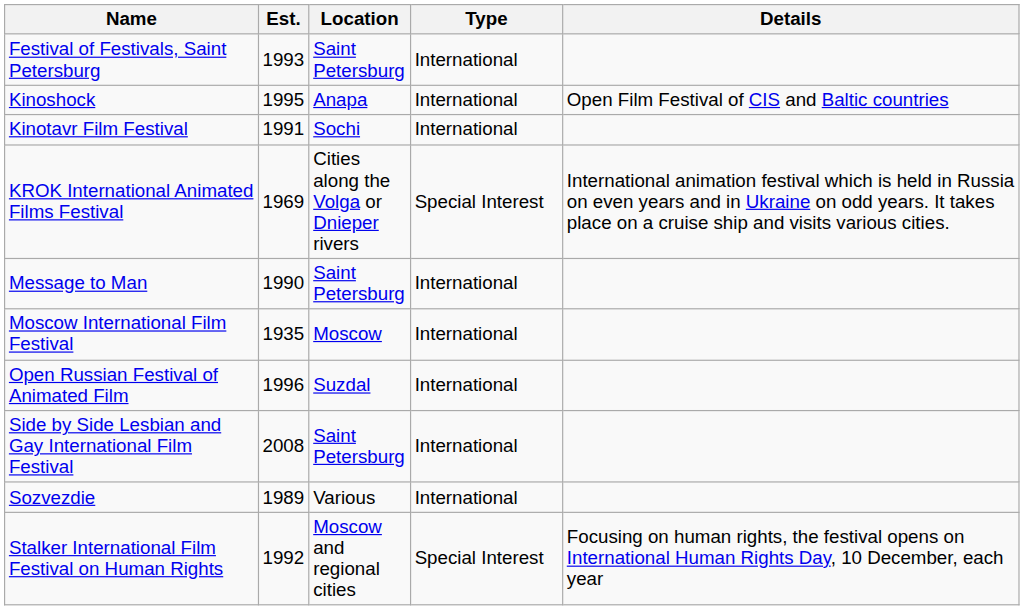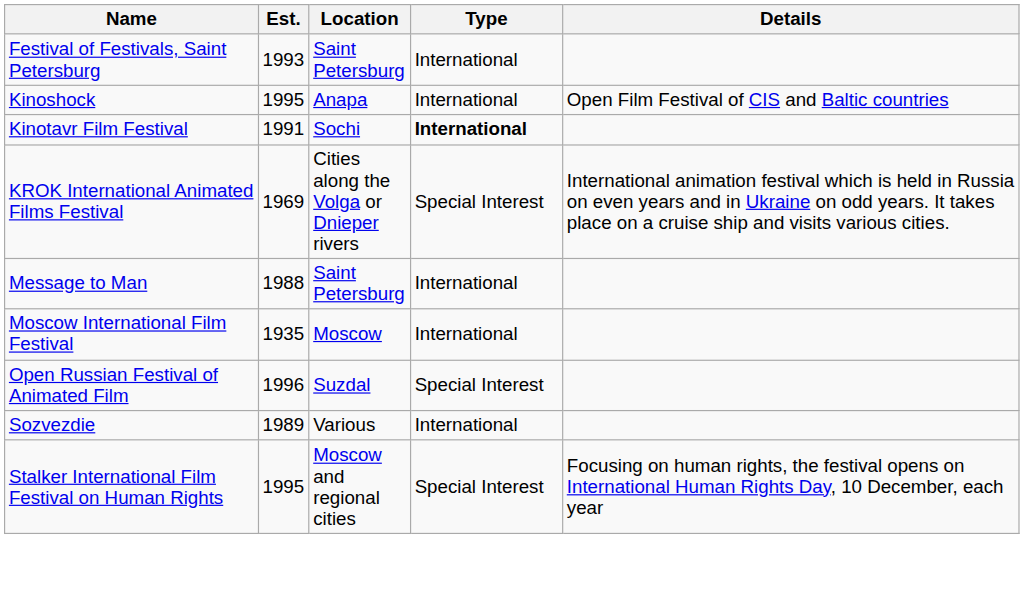(466, 129) normal -> (471, 129) bold
(283, 283) 1990 -> (283, 283) 1988
(466, 385) International -> (479, 385) Special Interest
- row: (115, 446)
(283, 558) 1992 -> (283, 486) 1995
